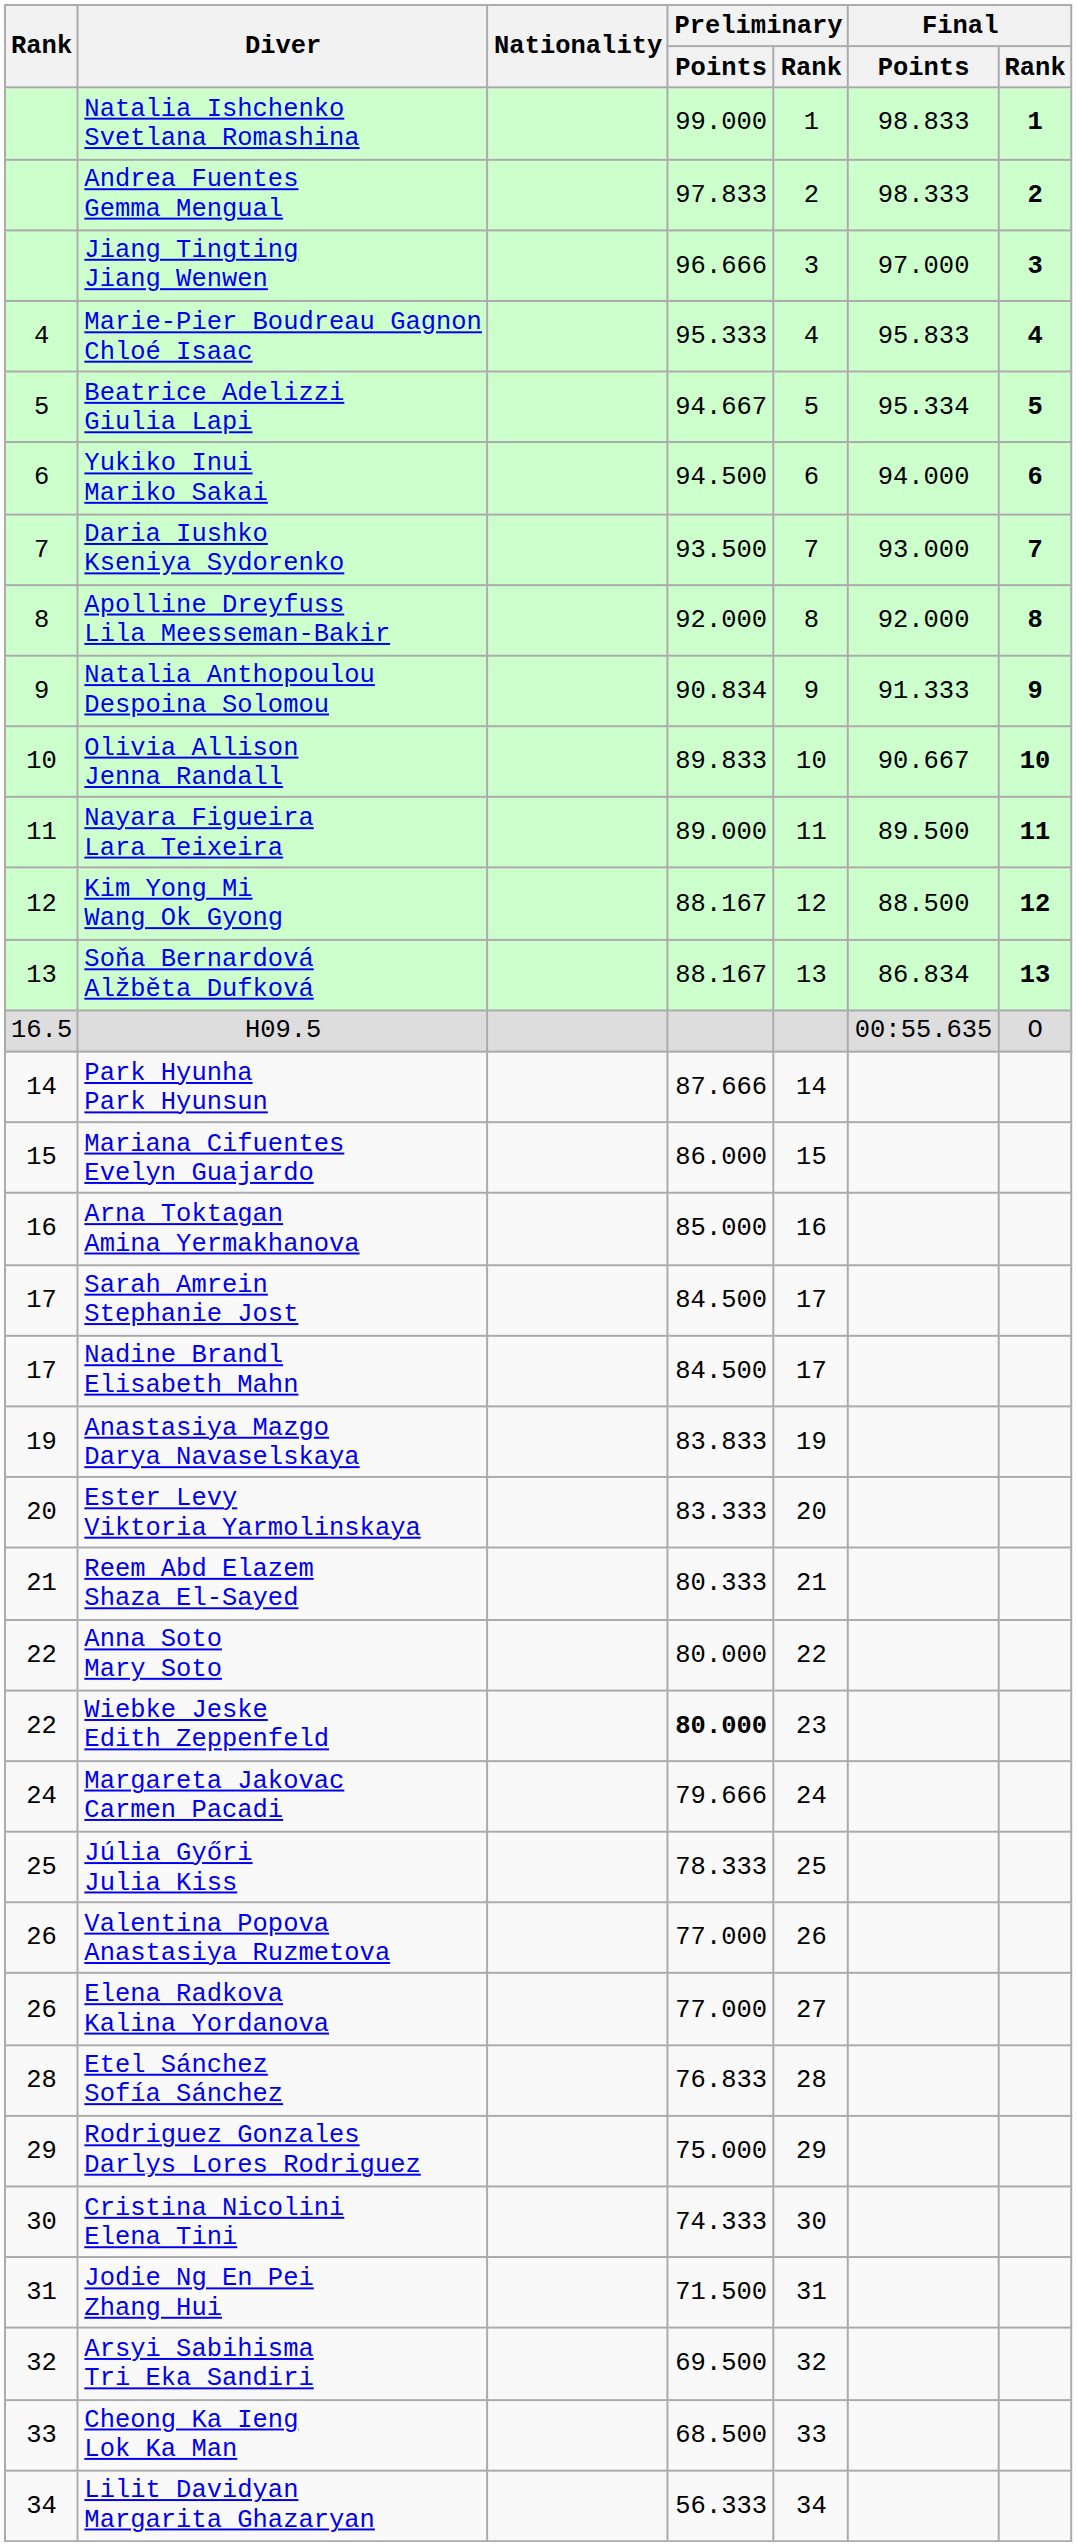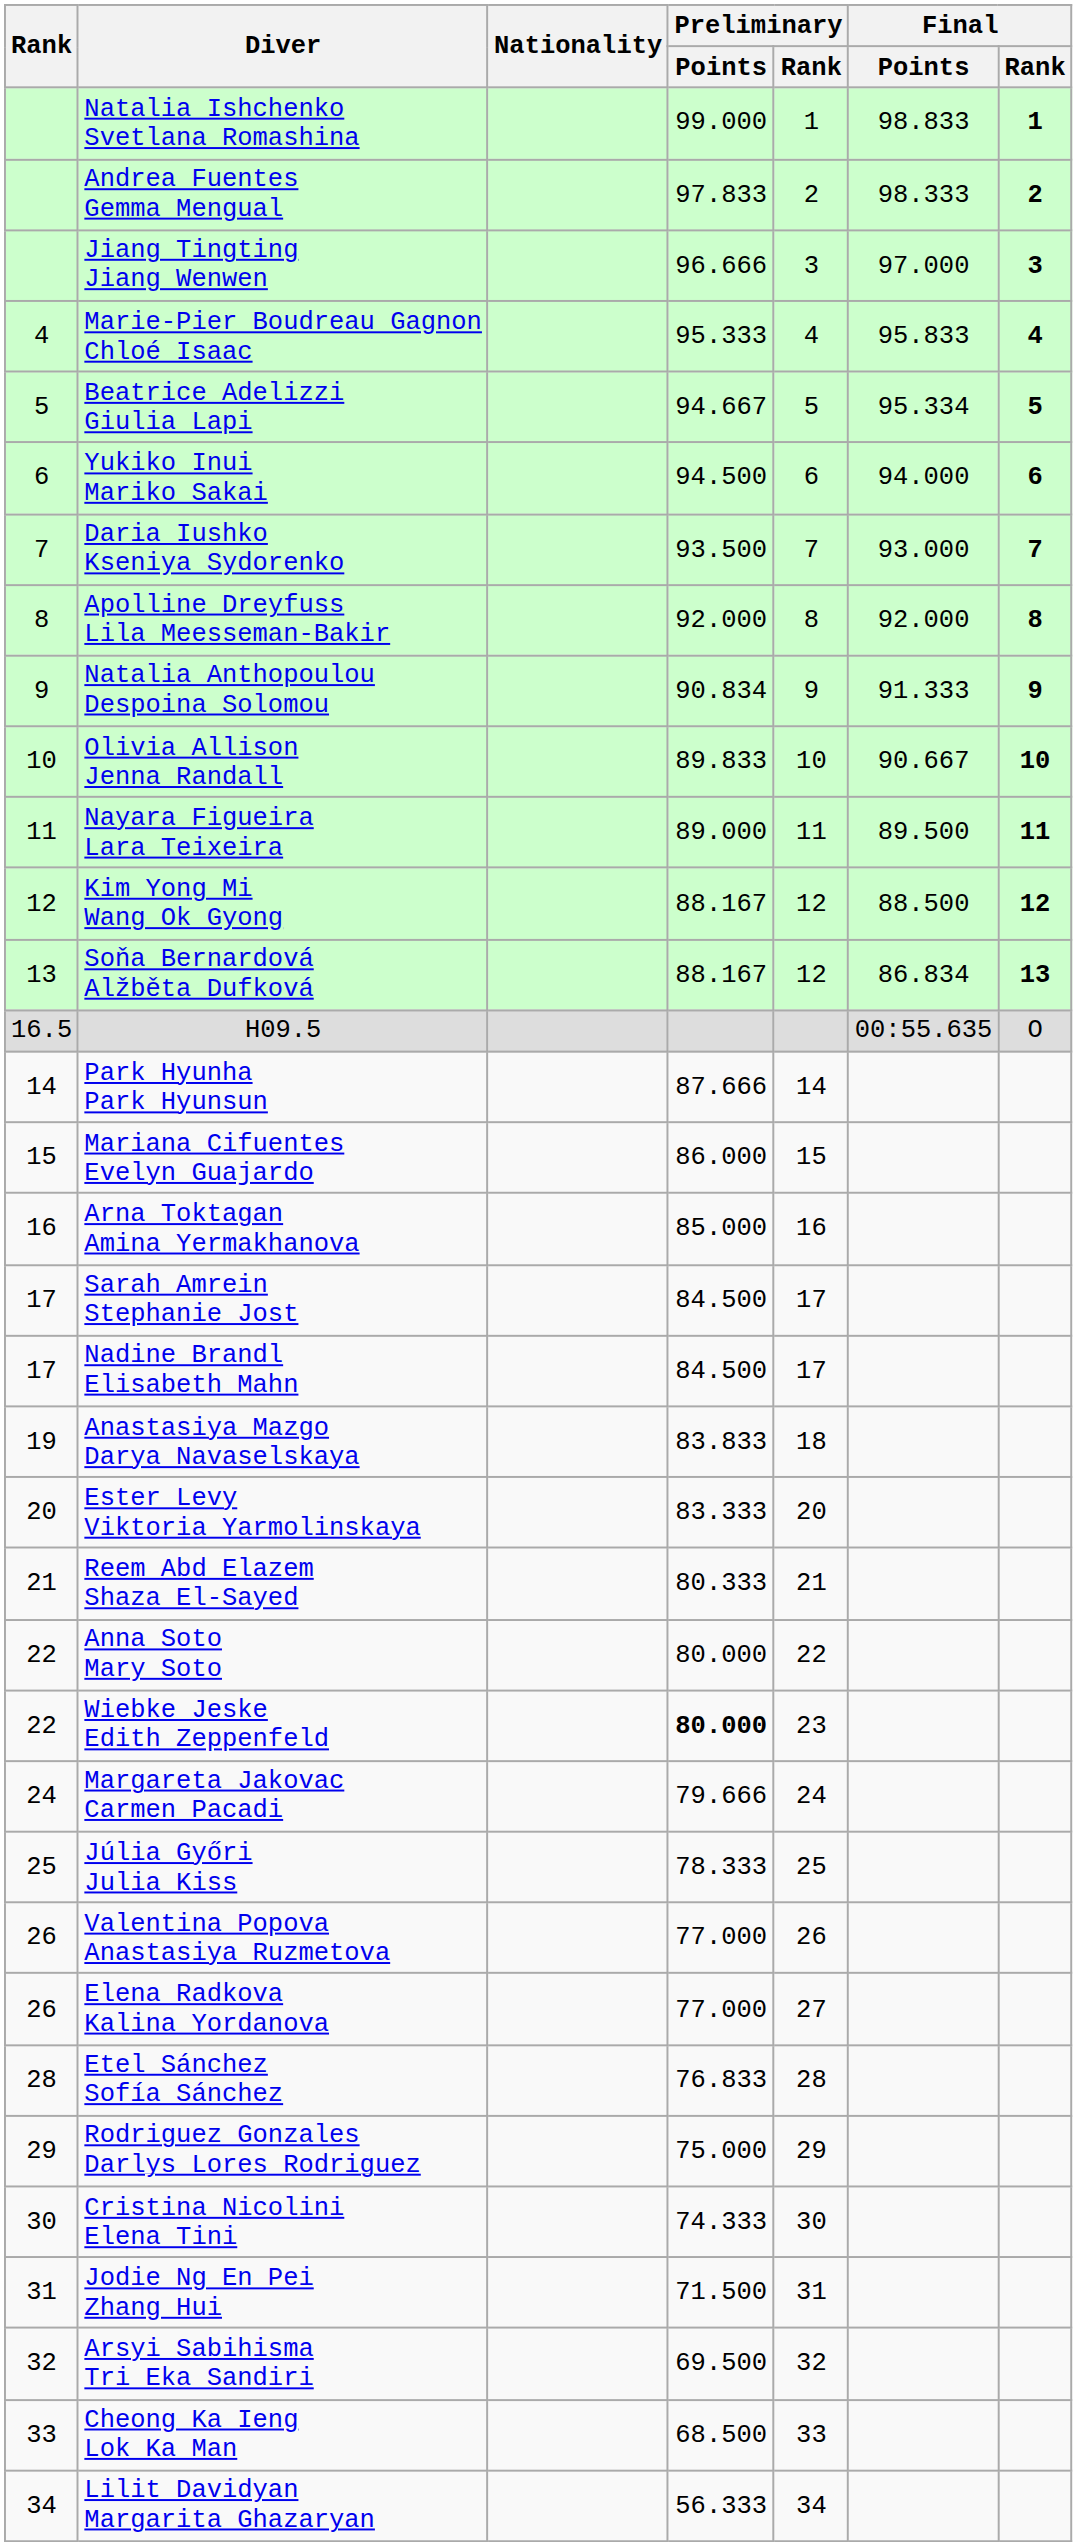(811, 975) 13 -> (811, 975) 12
(811, 1442) 19 -> (811, 1442) 18
